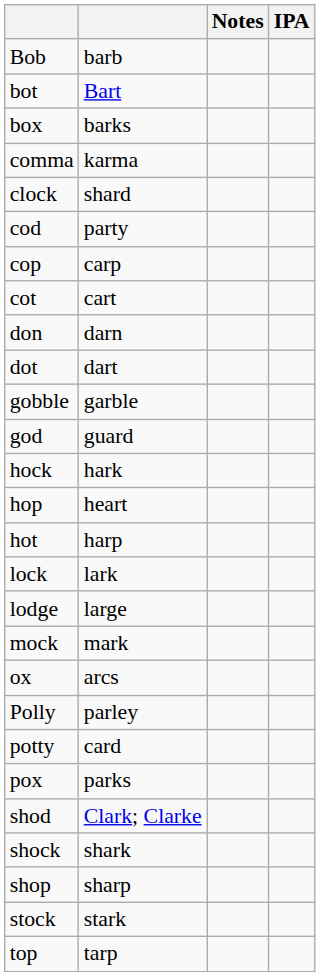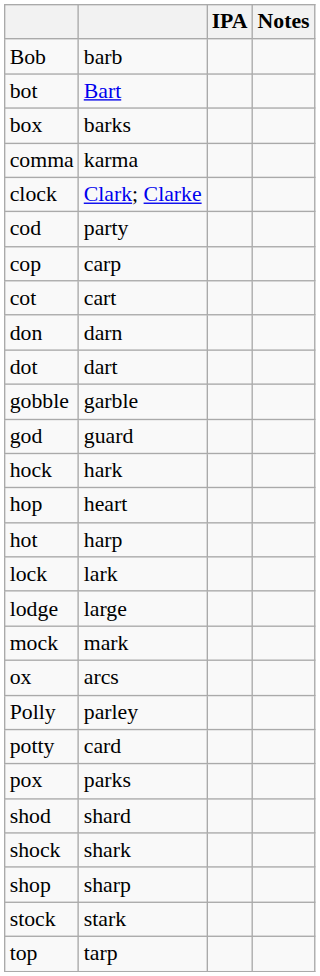columns swapped: (292, 21) <-> (238, 21)
(107, 194) shard -> (143, 194) Clark; Clarke
(143, 815) Clark; Clarke -> (107, 815) shard
